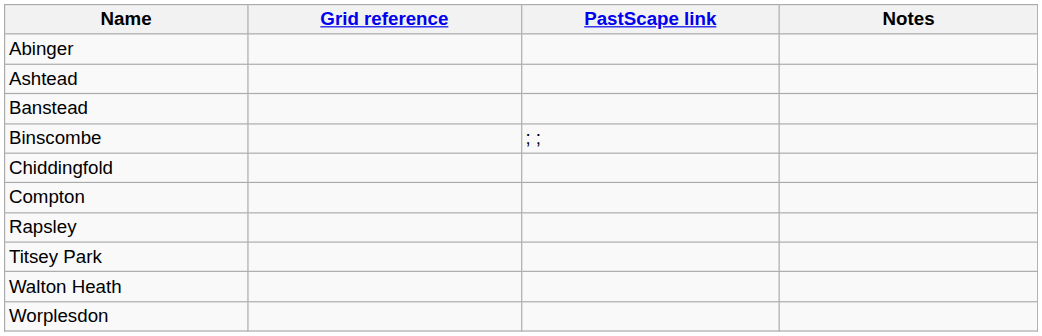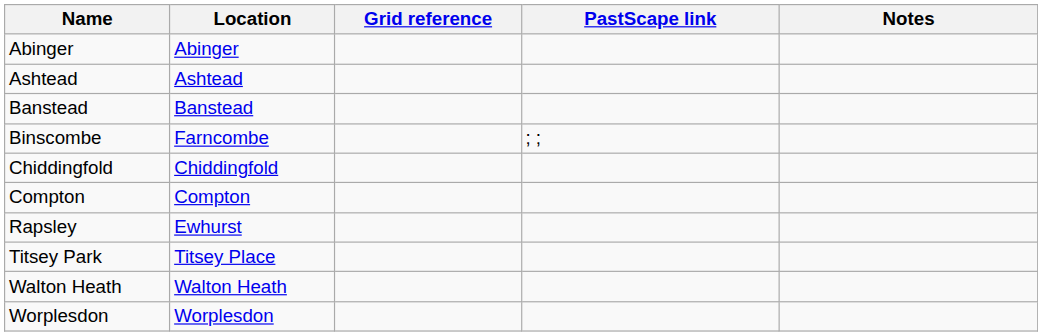+ column: (252, 19)
